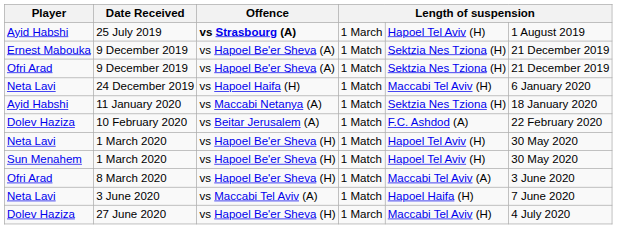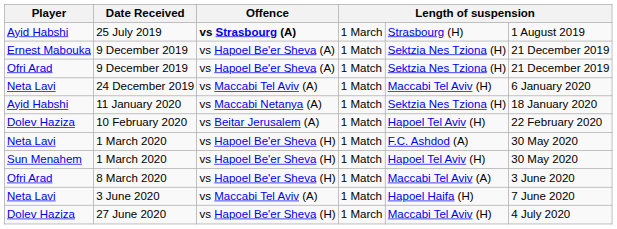(437, 31) Hapoel Tel Aviv (H) -> (426, 31) Strasbourg (H)
(250, 86) vs Hapoel Haifa (H) -> (259, 86) vs Maccabi Tel Aviv (A)
(428, 123) F.C. Ashdod (A) -> (437, 123) Hapoel Tel Aviv (H)
(437, 141) Hapoel Tel Aviv (H) -> (428, 141) F.C. Ashdod (A)
